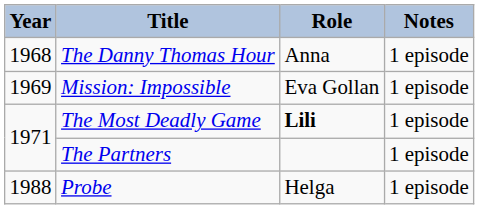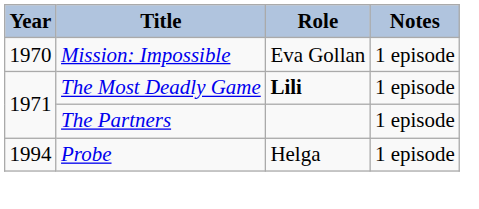- row: (168, 54)
(30, 87) 1969 -> (30, 54) 1970
(30, 187) 1988 -> (30, 154) 1994
